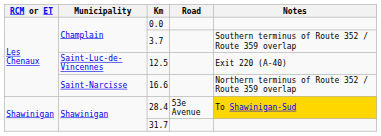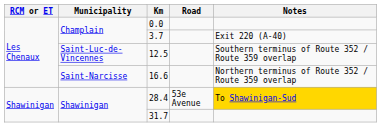(292, 41) Southern terminus of Route 352 / Route 359 overlap -> (251, 37) Exit 220 (A-40)
(251, 63) Exit 220 (A-40) -> (292, 54) Southern terminus of Route 352 / Route 359 overlap
